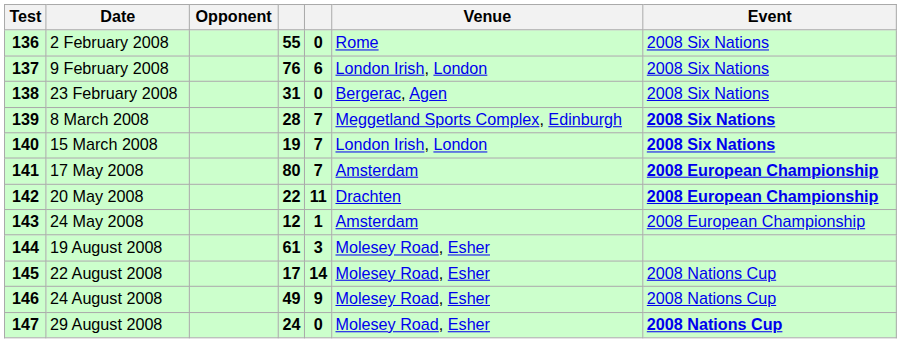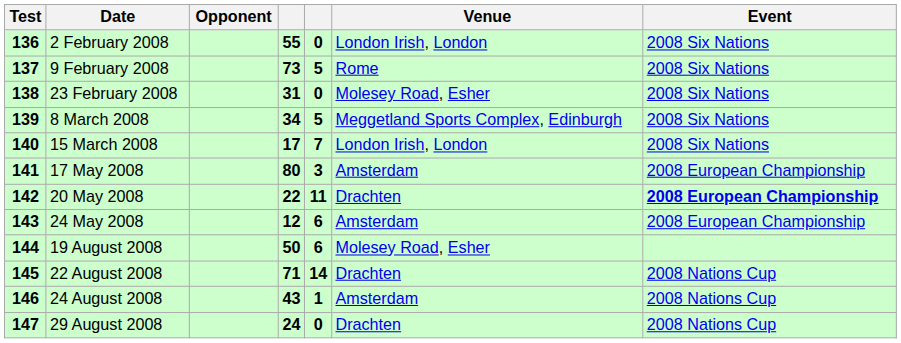(357, 42) Rome -> (411, 42) London Irish, London
(291, 68) 76 -> (291, 68) 73
(318, 68) 6 -> (318, 68) 5
(411, 68) London Irish, London -> (357, 68) Rome
(391, 94) Bergerac, Agen -> (413, 94) Molesey Road, Esher
(291, 119) 28 -> (291, 119) 34
(318, 119) 7 -> (318, 119) 5
(711, 119) bold -> (708, 119) normal
(291, 145) 19 -> (291, 145) 17
(711, 145) bold -> (708, 145) normal
(318, 171) 7 -> (318, 171) 3
(763, 171) bold -> (756, 171) normal
(318, 222) 1 -> (318, 222) 6
(291, 247) 61 -> (291, 247) 50
(318, 247) 3 -> (318, 247) 6
(291, 273) 17 -> (291, 273) 71
(413, 273) Molesey Road, Esher -> (368, 273) Drachten
(291, 299) 49 -> (291, 299) 43
(318, 299) 9 -> (318, 299) 1
(413, 299) Molesey Road, Esher -> (377, 299) Amsterdam
(413, 324) Molesey Road, Esher -> (368, 324) Drachten
(715, 324) bold -> (711, 324) normal
